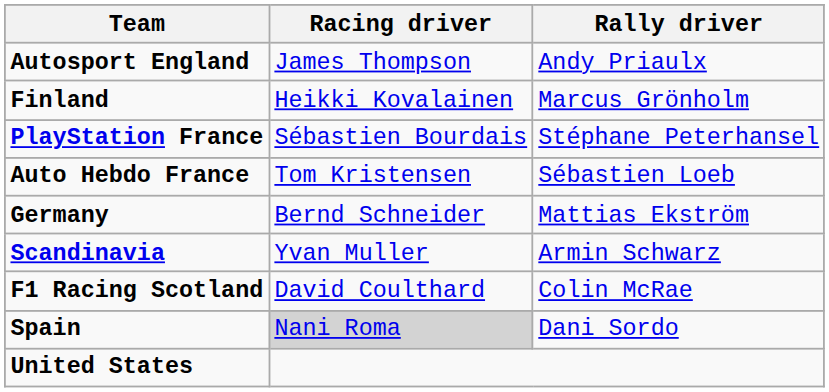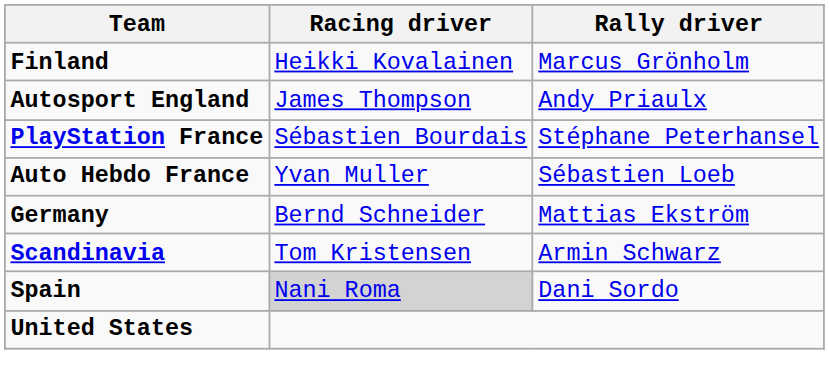rows swapped: (130, 62) <-> (60, 100)
(373, 177) Tom Kristensen -> (352, 177) Yvan Muller
(352, 253) Yvan Muller -> (373, 253) Tom Kristensen
- row: (137, 291)
